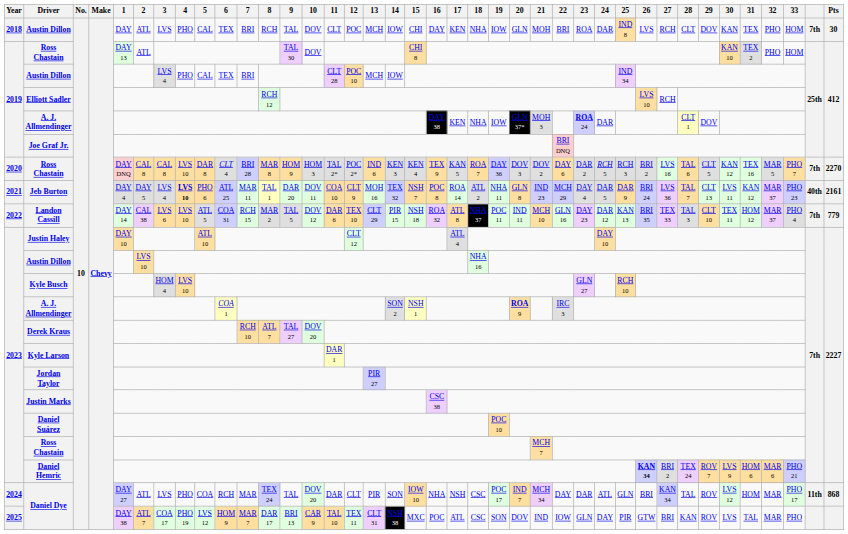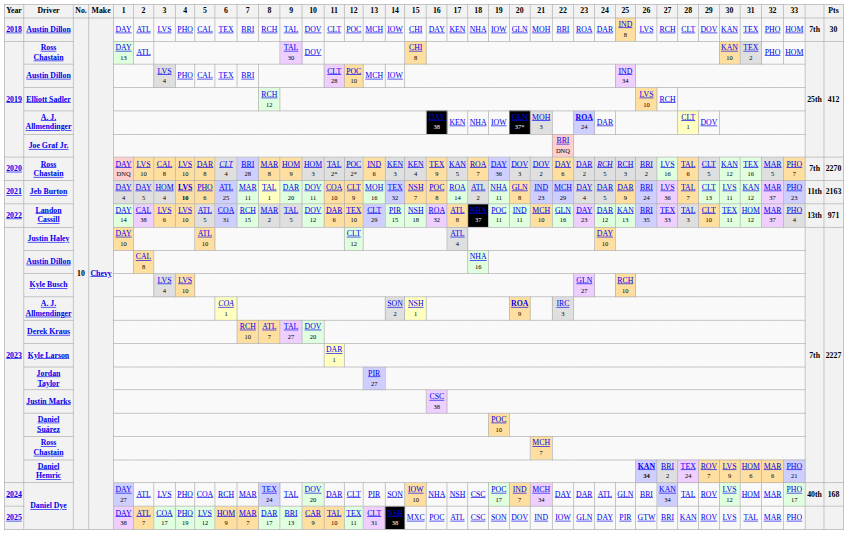(144, 168) CAL 8 -> (144, 168) LVS 10
(164, 192) LVS 4 -> (164, 192) HOM 4
(815, 192) 40th -> (815, 192) 11th
(833, 192) 2161 -> (833, 192) 2163
(815, 215) 7th -> (815, 215) 13th
(833, 215) 779 -> (833, 215) 971
(144, 261) LVS 10 -> (144, 261) CAL 8
(164, 285) HOM 4 -> (164, 285) LVS 4
(815, 494) 11th -> (815, 494) 40th
(833, 494) 868 -> (833, 494) 168
